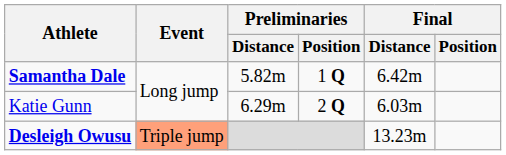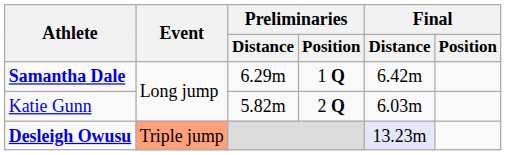(263, 76) 5.82m -> (263, 76) 6.29m
(263, 106) 6.29m -> (263, 106) 5.82m
(399, 135) no background -> (399, 135) lavender background
